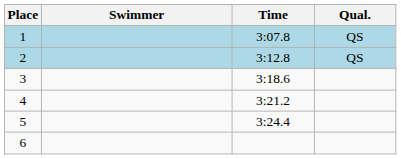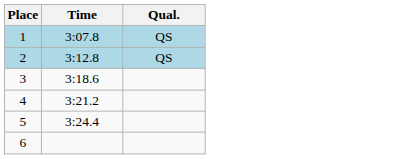- column: (137, 15)
